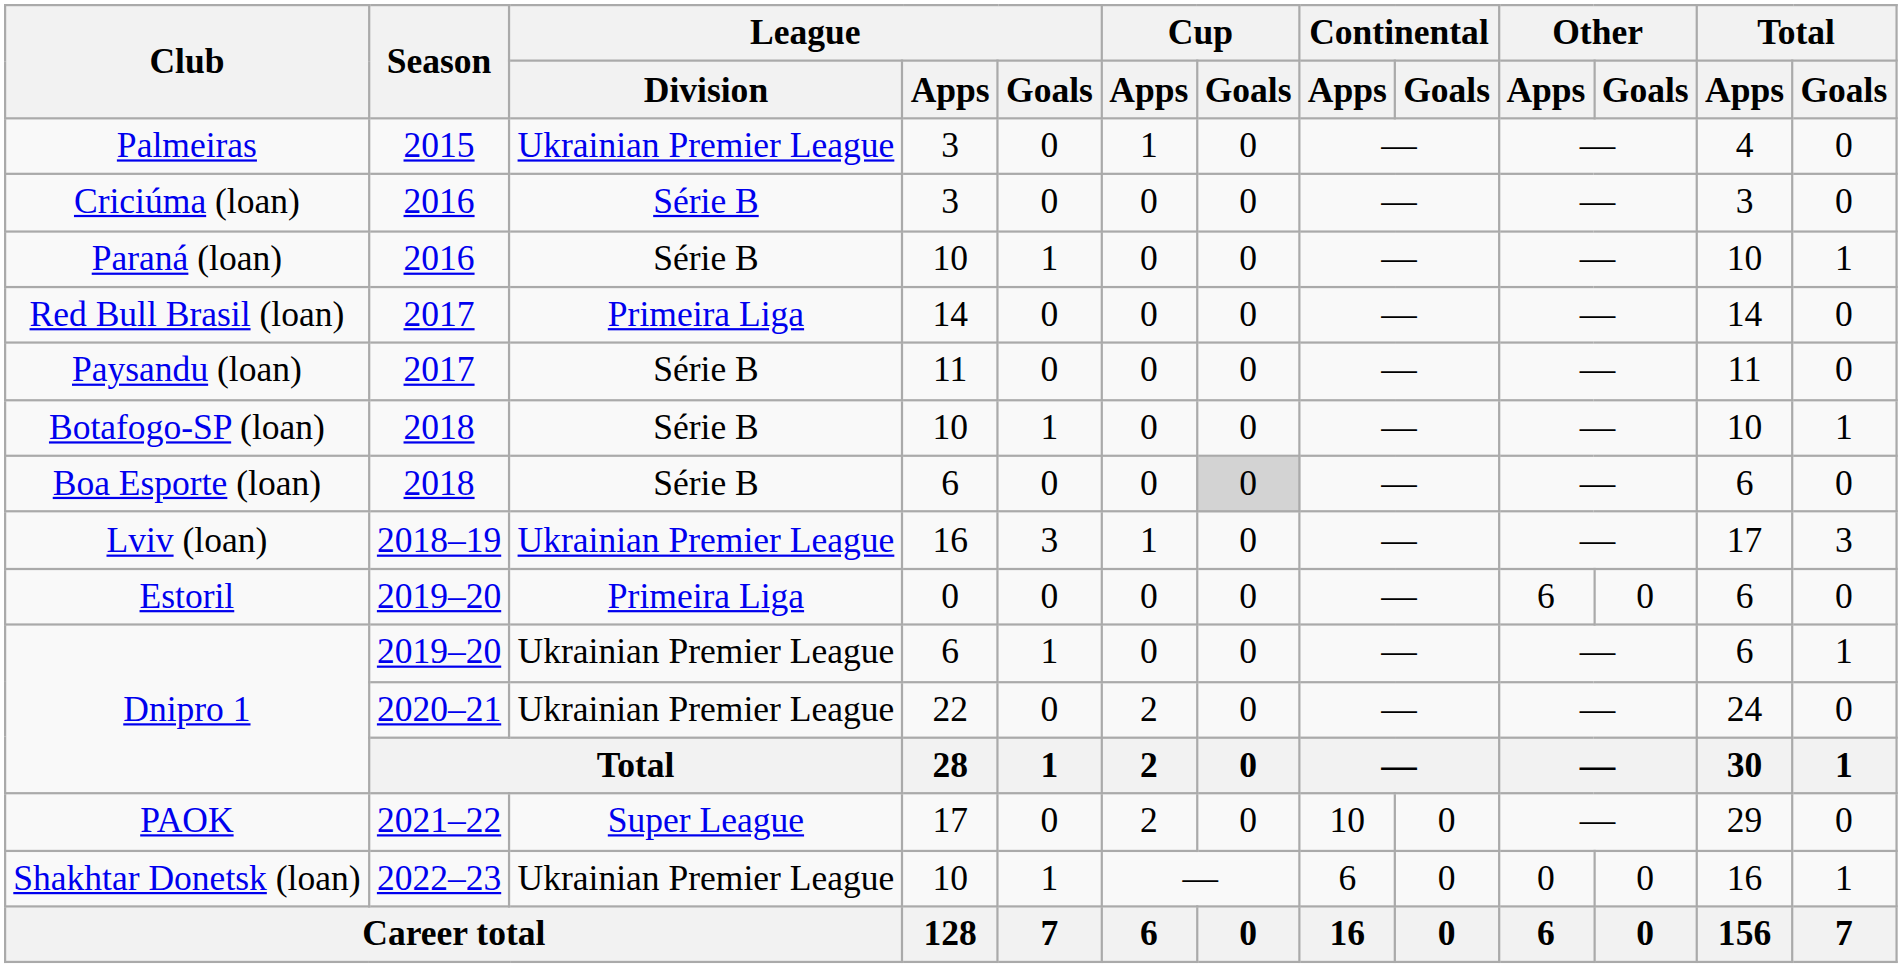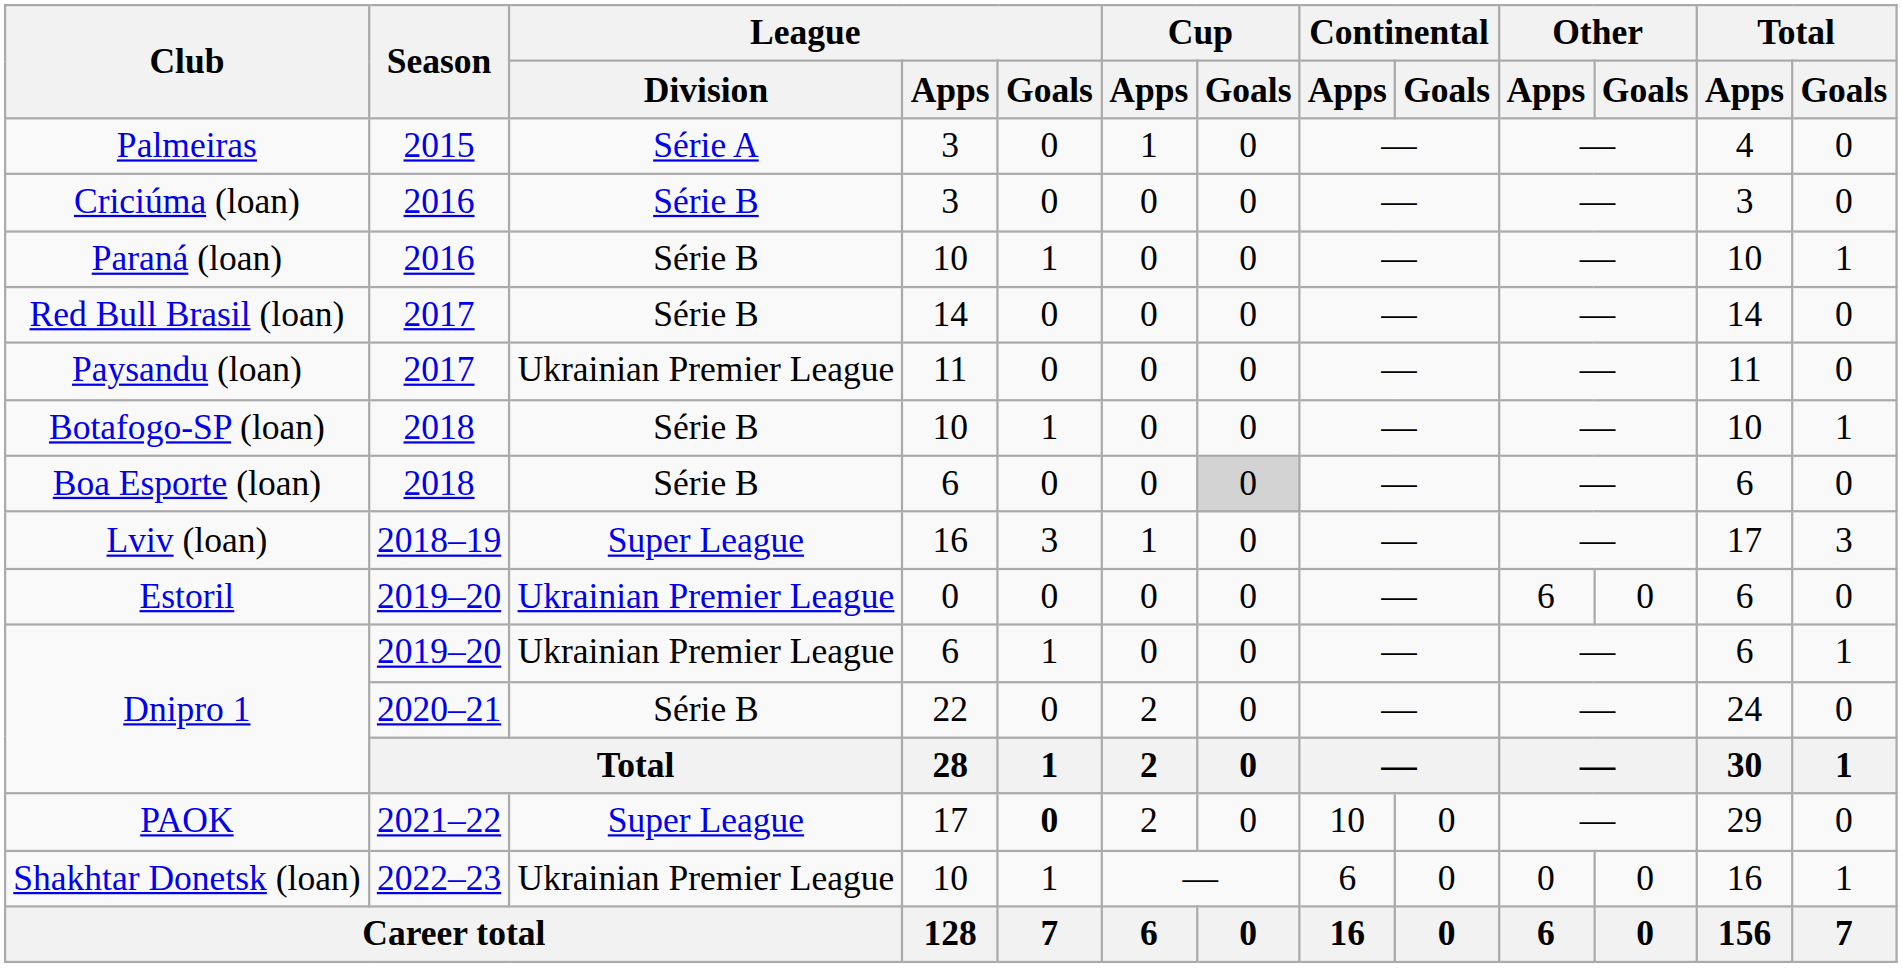(706, 145) Ukrainian Premier League -> (706, 145) Série A
(706, 314) Primeira Liga -> (706, 314) Série B
(706, 370) Série B -> (706, 370) Ukrainian Premier League
(706, 539) Ukrainian Premier League -> (706, 539) Super League
(706, 595) Primeira Liga -> (706, 595) Ukrainian Premier League
(706, 708) Ukrainian Premier League -> (706, 708) Série B
(1049, 821) normal -> (1049, 821) bold
